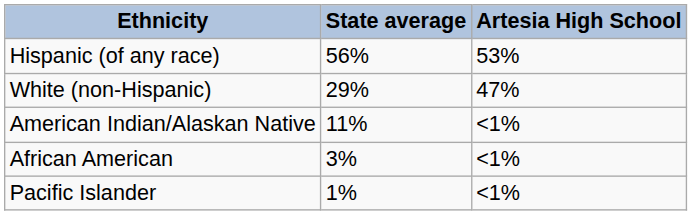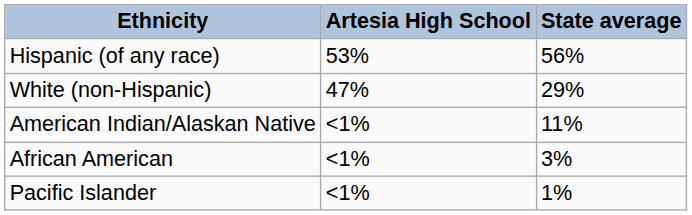columns swapped: (579, 21) <-> (396, 21)
